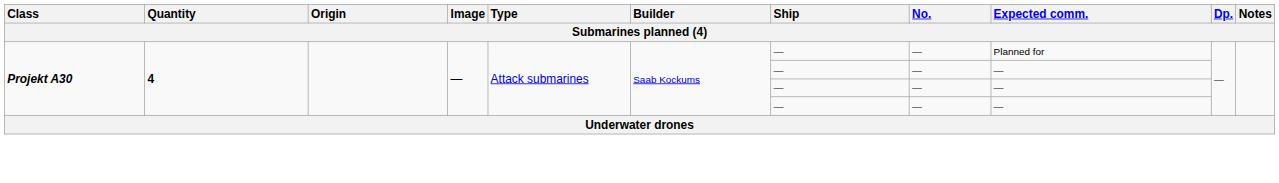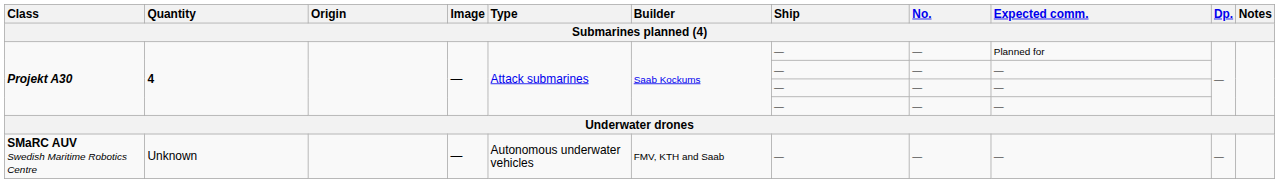+ row: (67, 156)
